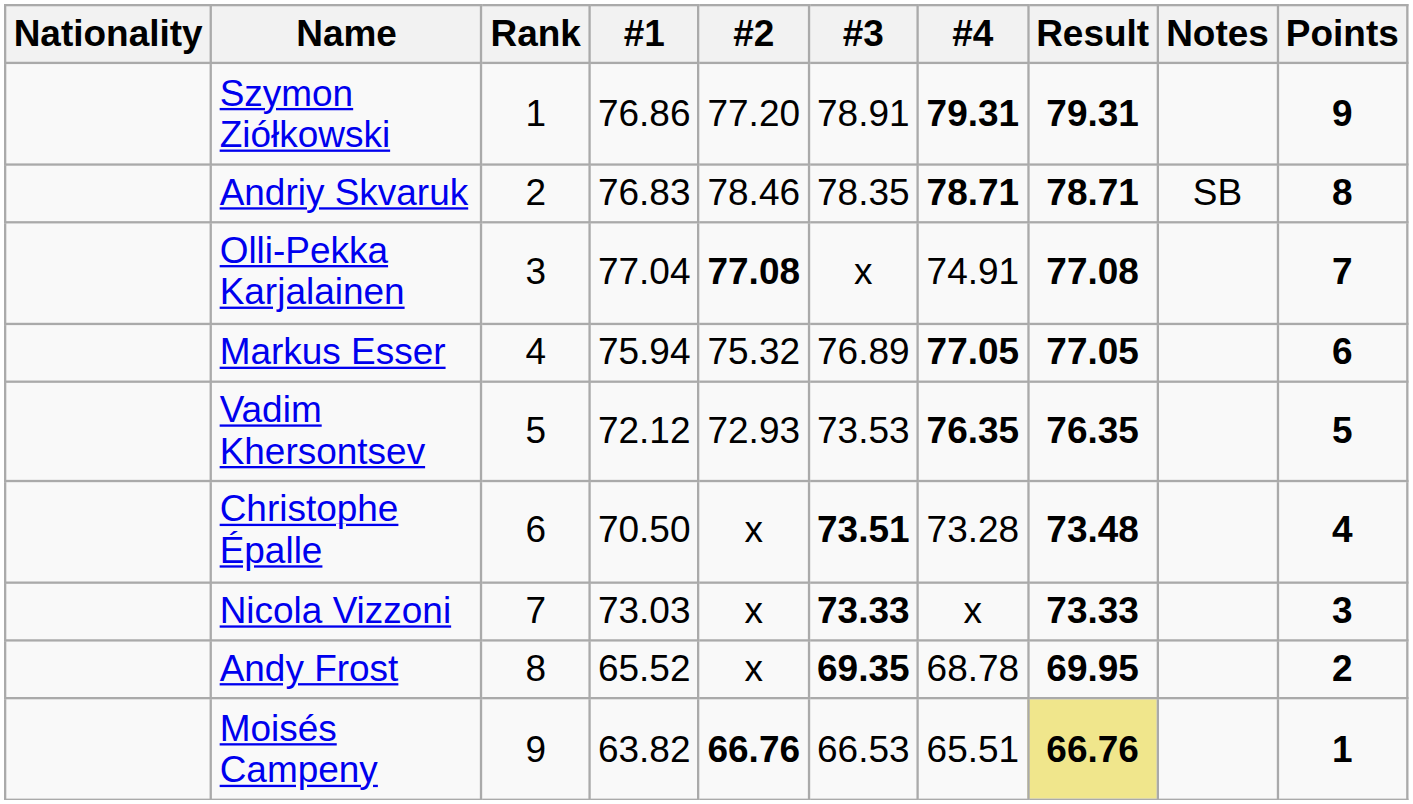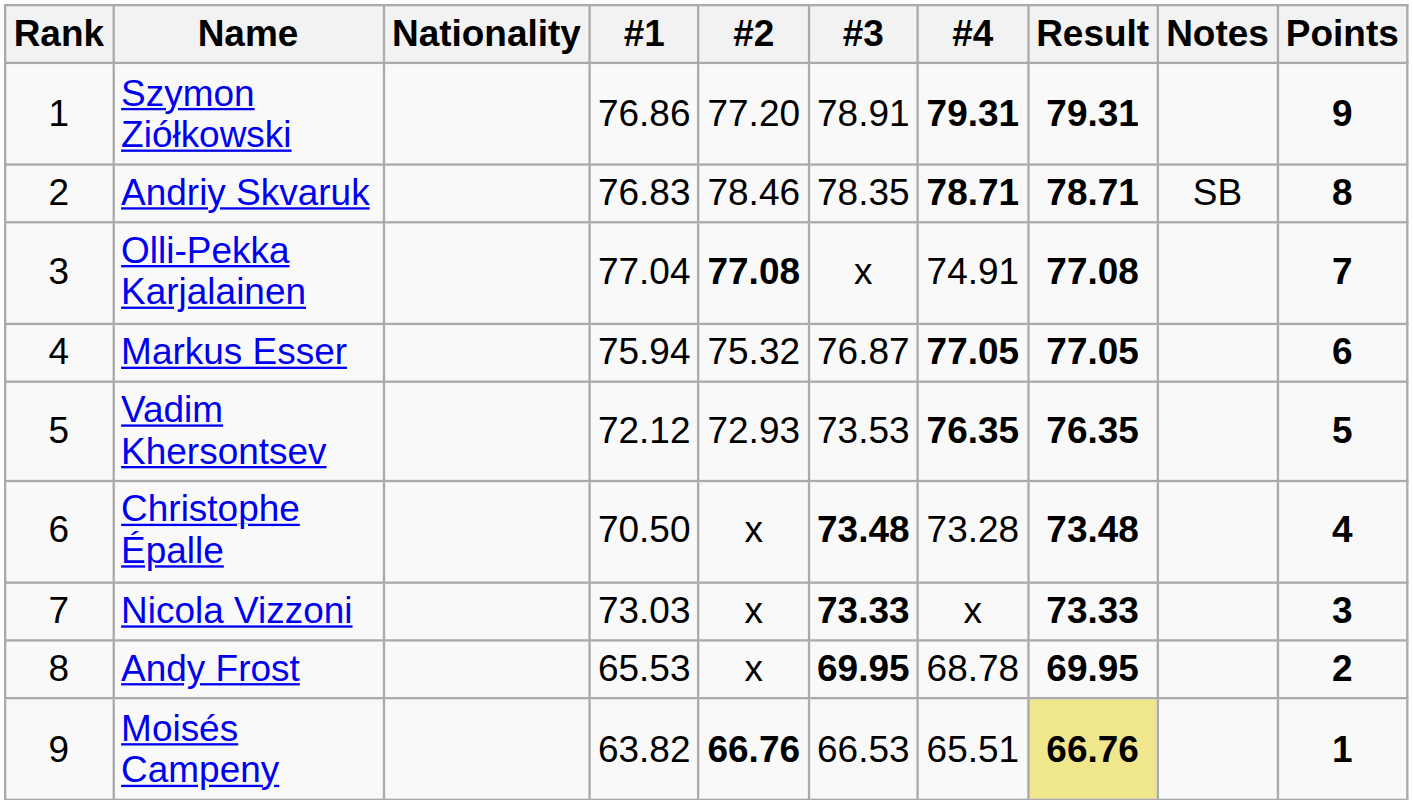columns swapped: (536, 33) <-> (108, 33)
(863, 351) 76.89 -> (863, 351) 76.87
(863, 531) 73.51 -> (863, 531) 73.48
(644, 669) 65.52 -> (644, 669) 65.53
(863, 669) 69.35 -> (863, 669) 69.95
